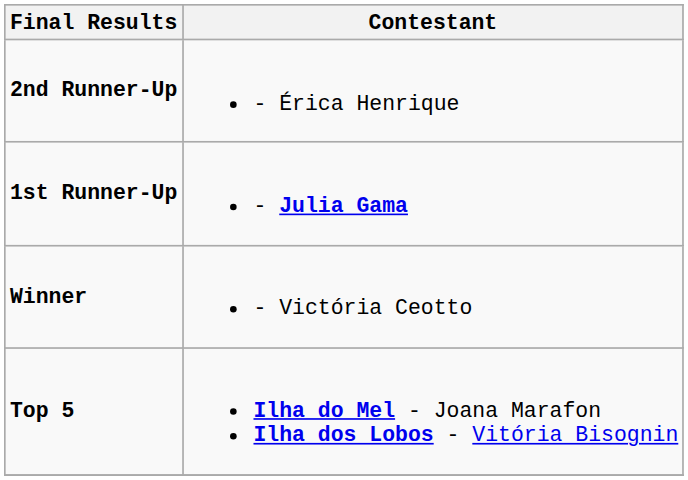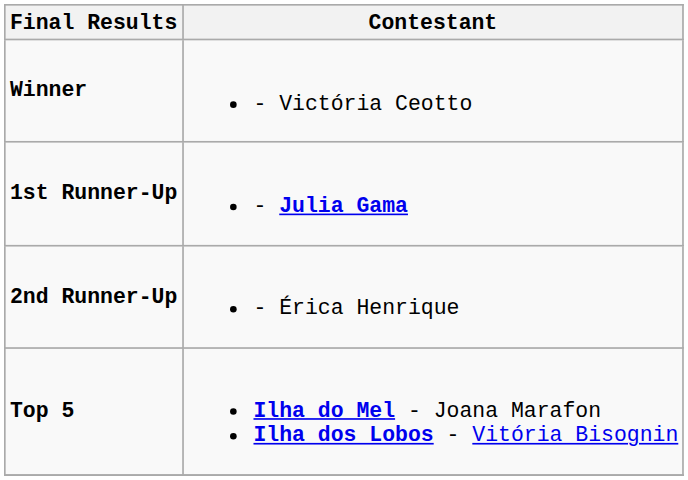rows swapped: (49, 296) <-> (94, 91)
